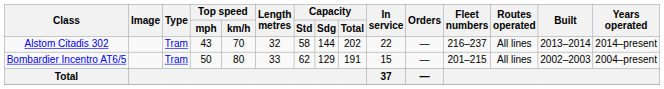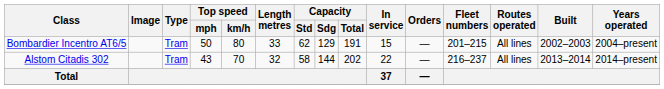rows swapped: (66, 60) <-> (66, 44)
